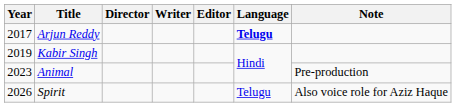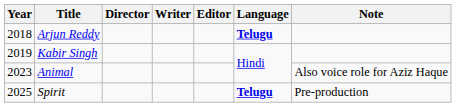(20, 33) 2017 -> (20, 33) 2018
(331, 72) Pre-production -> (371, 72) Also voice role for Aziz Haque
(20, 92) 2026 -> (20, 92) 2025
(254, 92) normal -> (255, 92) bold
(371, 92) Also voice role for Aziz Haque -> (331, 92) Pre-production
